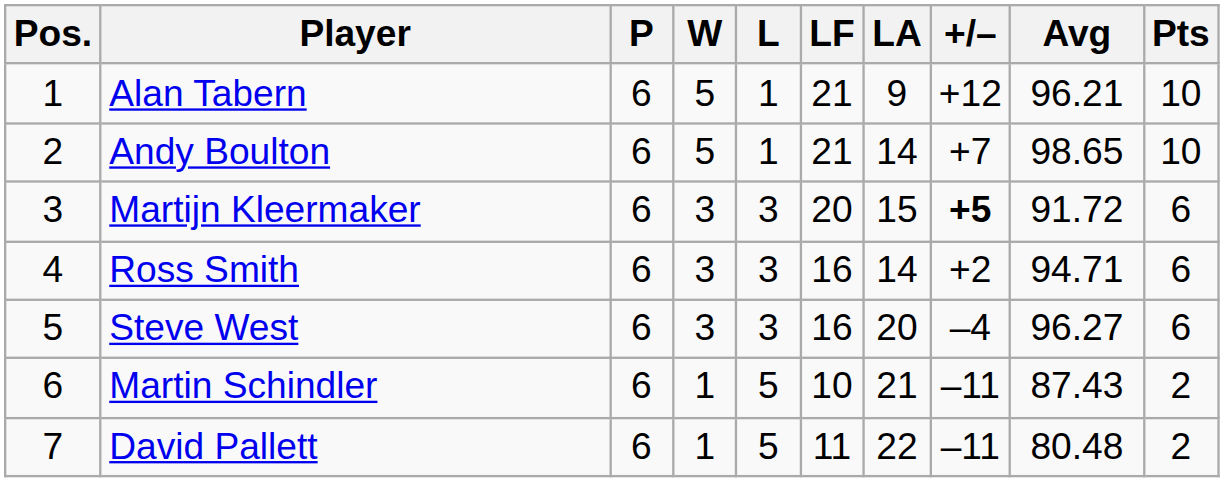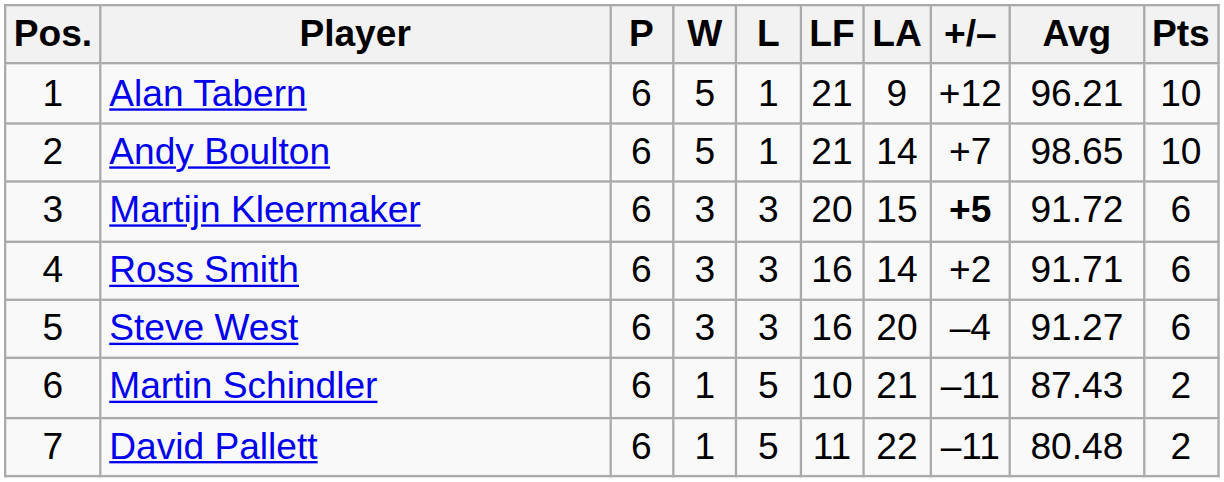(1077, 269) 94.71 -> (1077, 269) 91.71
(1077, 328) 96.27 -> (1077, 328) 91.27
